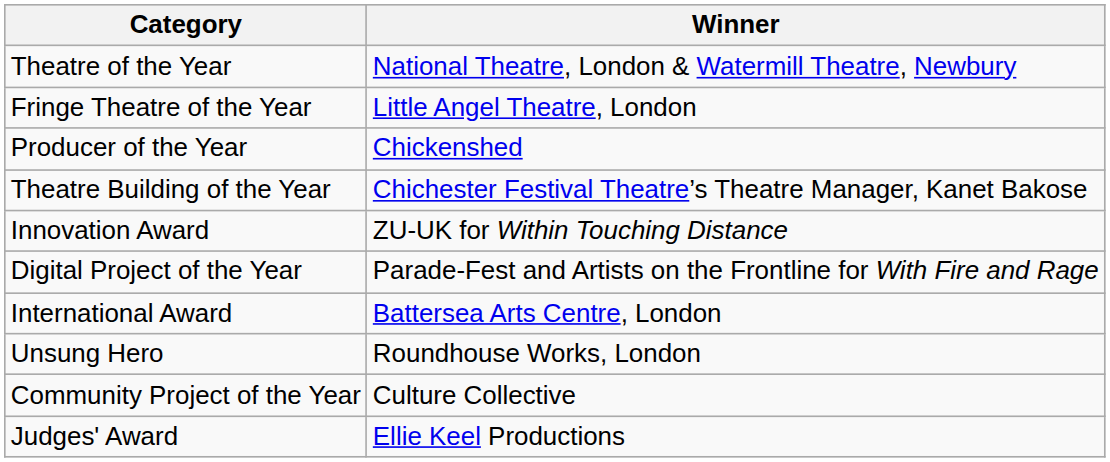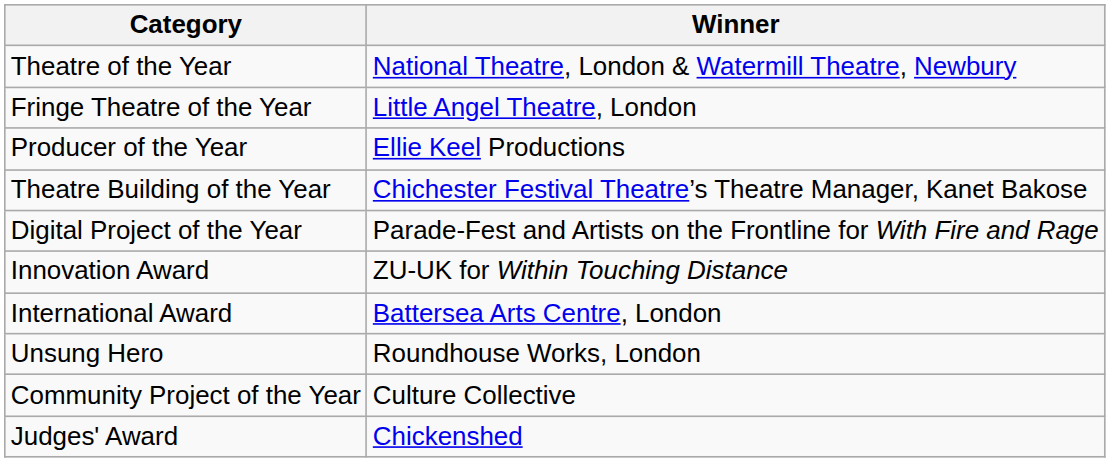(448, 148) Chickenshed -> (499, 148) Ellie Keel Productions
rows swapped: (156, 271) <-> (110, 230)
(499, 436) Ellie Keel Productions -> (448, 436) Chickenshed
